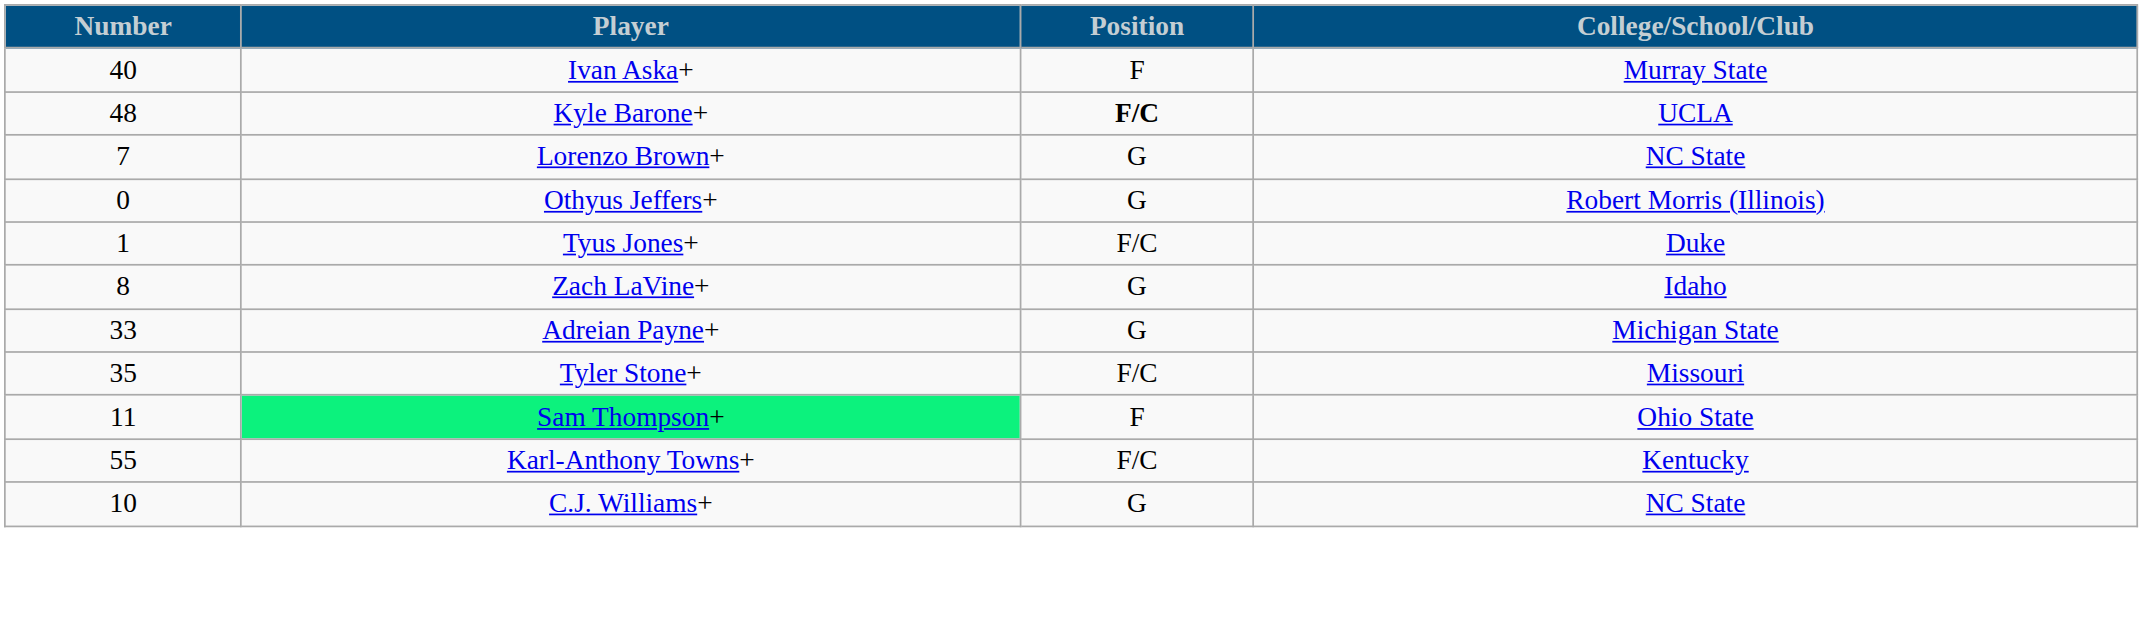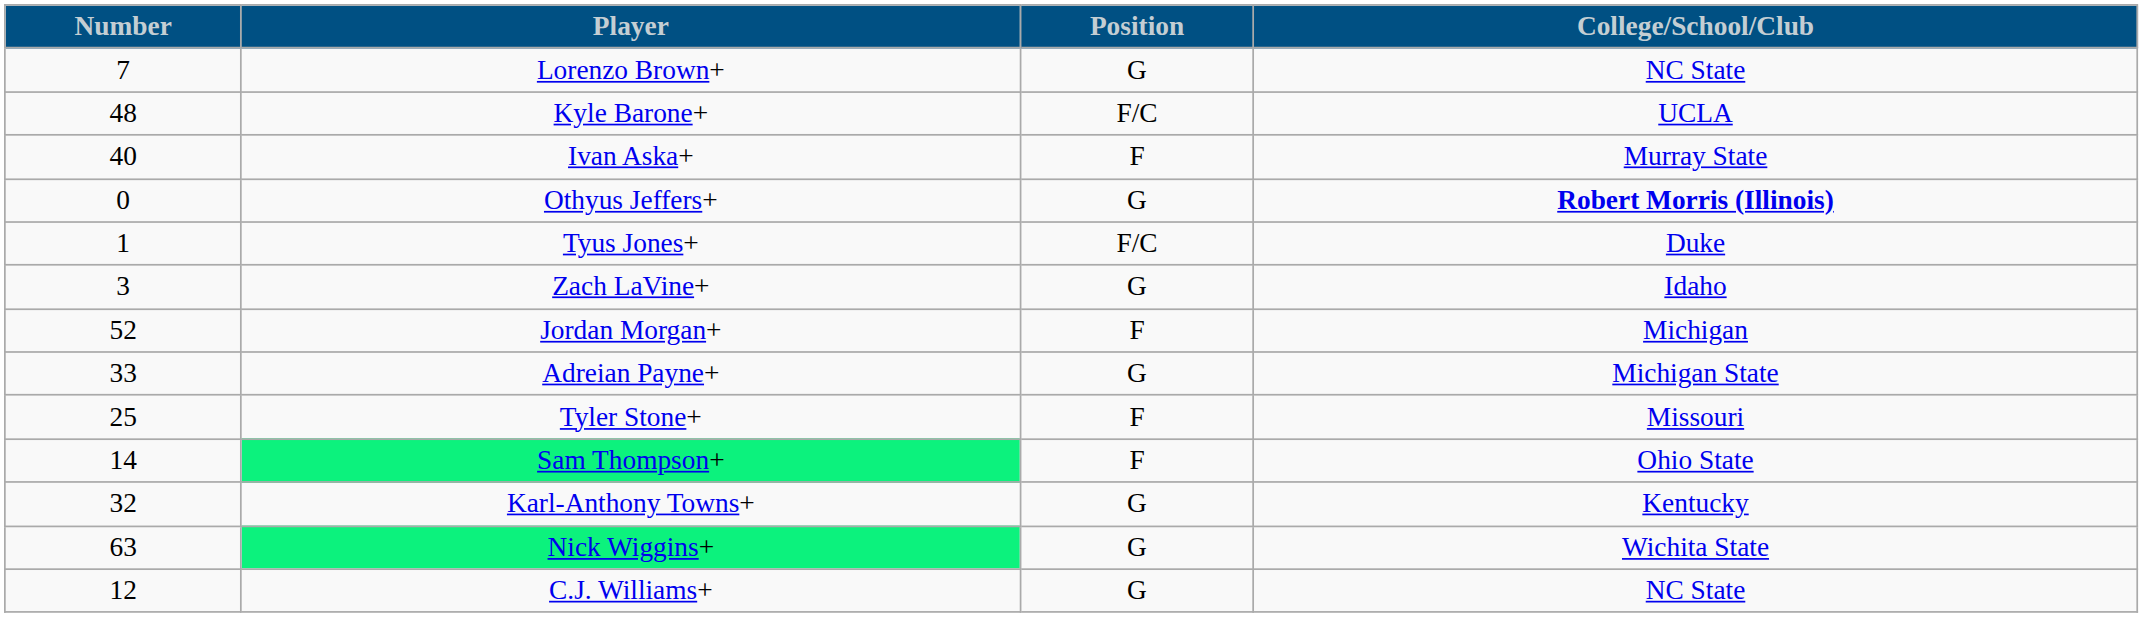rows swapped: (631, 69) <-> (631, 156)
(1137, 112) bold -> (1137, 112) normal
(1696, 199) normal -> (1696, 199) bold
(123, 286) 8 -> (123, 286) 3
+ row: (631, 329)
(123, 373) 35 -> (123, 416) 25
(1137, 373) F/C -> (1137, 416) F
(123, 416) 11 -> (123, 460) 14
(123, 460) 55 -> (123, 503) 32
(1137, 460) F/C -> (1137, 503) G
+ row: (631, 546)
(123, 503) 10 -> (123, 590) 12
